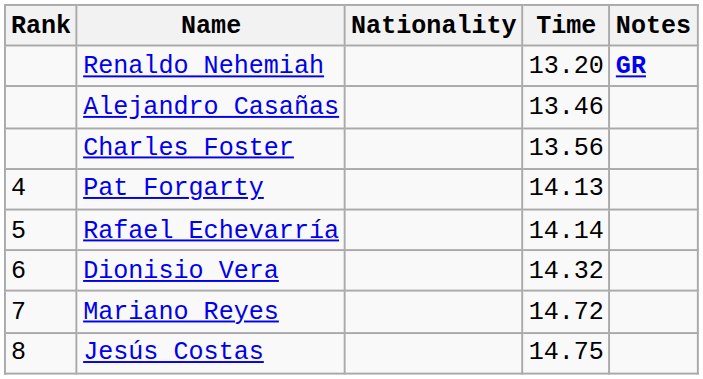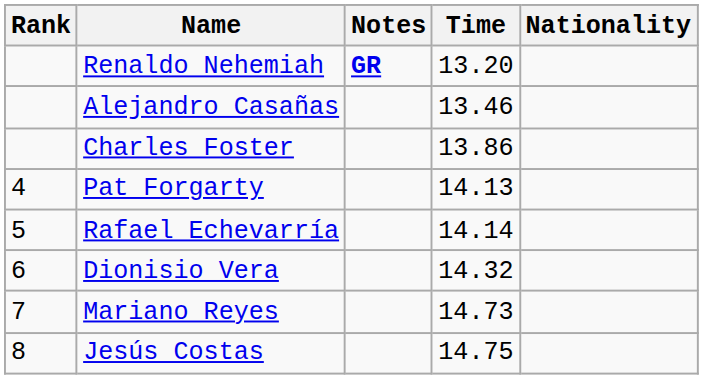columns swapped: (434, 25) <-> (654, 25)
(566, 148) 13.56 -> (476, 148) 13.86
(566, 312) 14.72 -> (476, 312) 14.73
